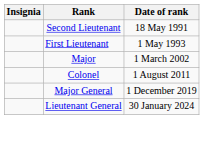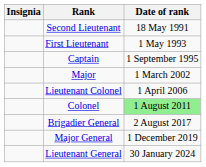+ row: (84, 59)
+ row: (84, 91)
(161, 75) no background -> (162, 106) lightgreen background
+ row: (84, 122)
